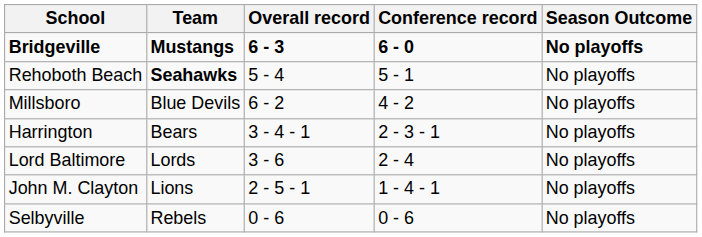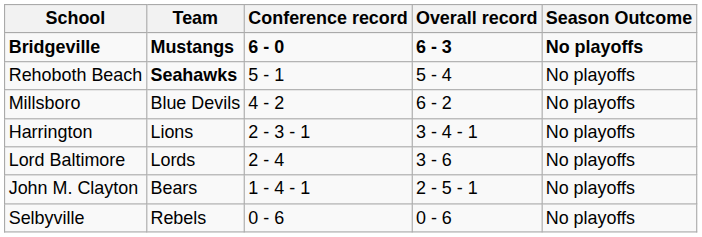columns swapped: (458, 18) <-> (309, 18)
(174, 132) Bears -> (172, 132) Lions
(172, 189) Lions -> (174, 189) Bears
